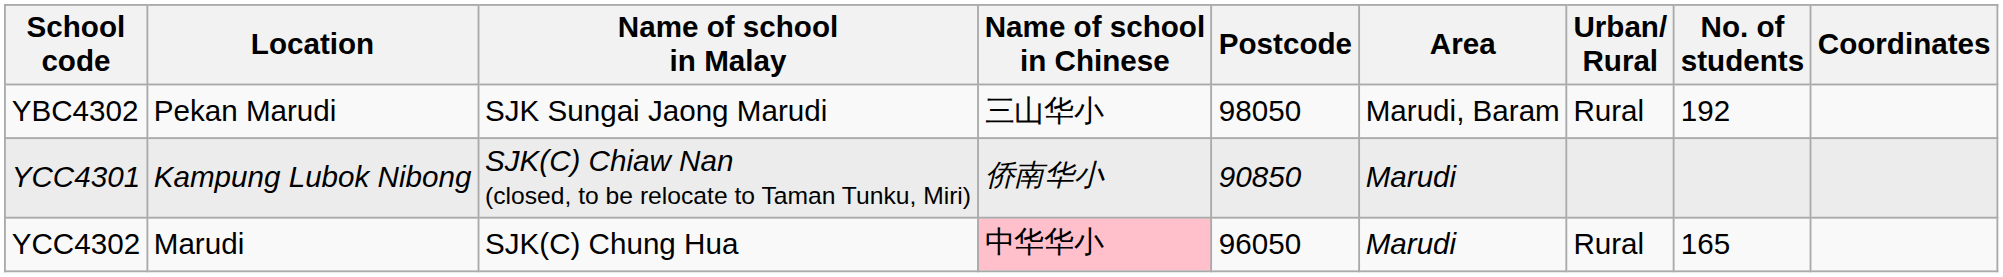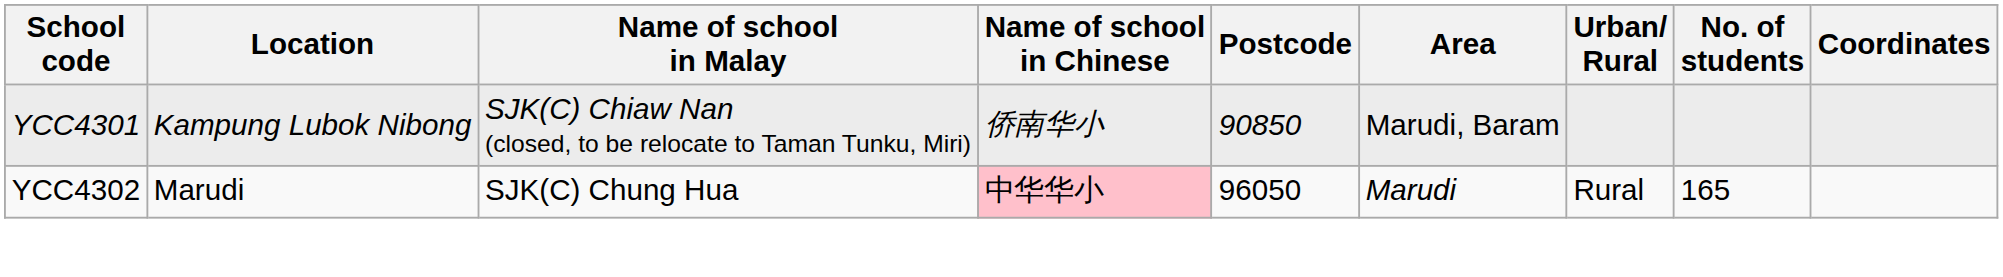- row: (75, 110)
(1411, 177) Marudi -> (1463, 124) Marudi, Baram
